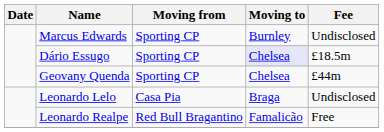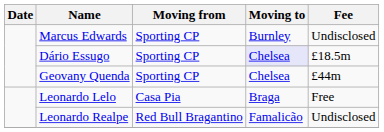(343, 96) Undisclosed -> (323, 96) Free
(323, 117) Free -> (343, 117) Undisclosed
